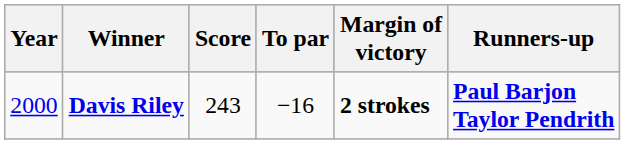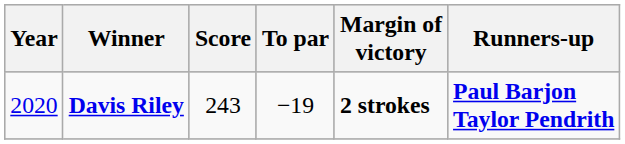(34, 105) 2000 -> (34, 105) 2020
(296, 105) −16 -> (296, 105) −19
